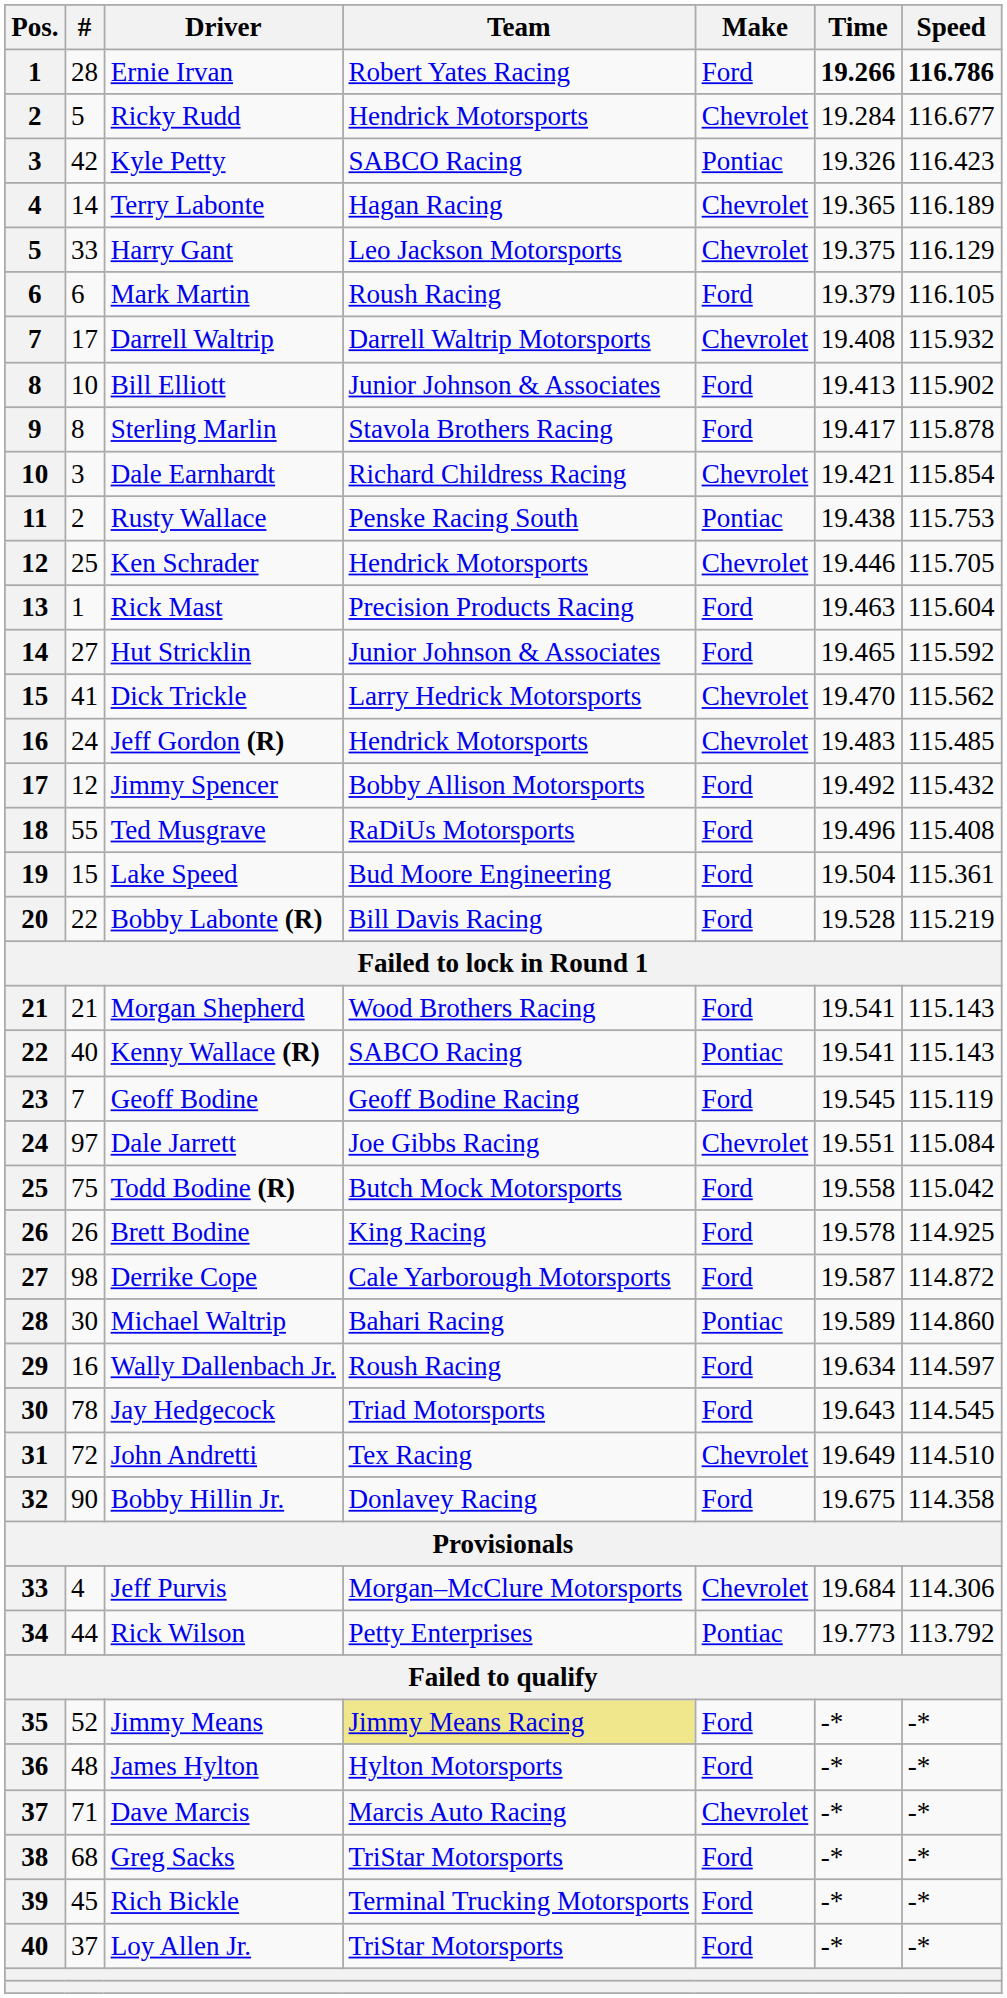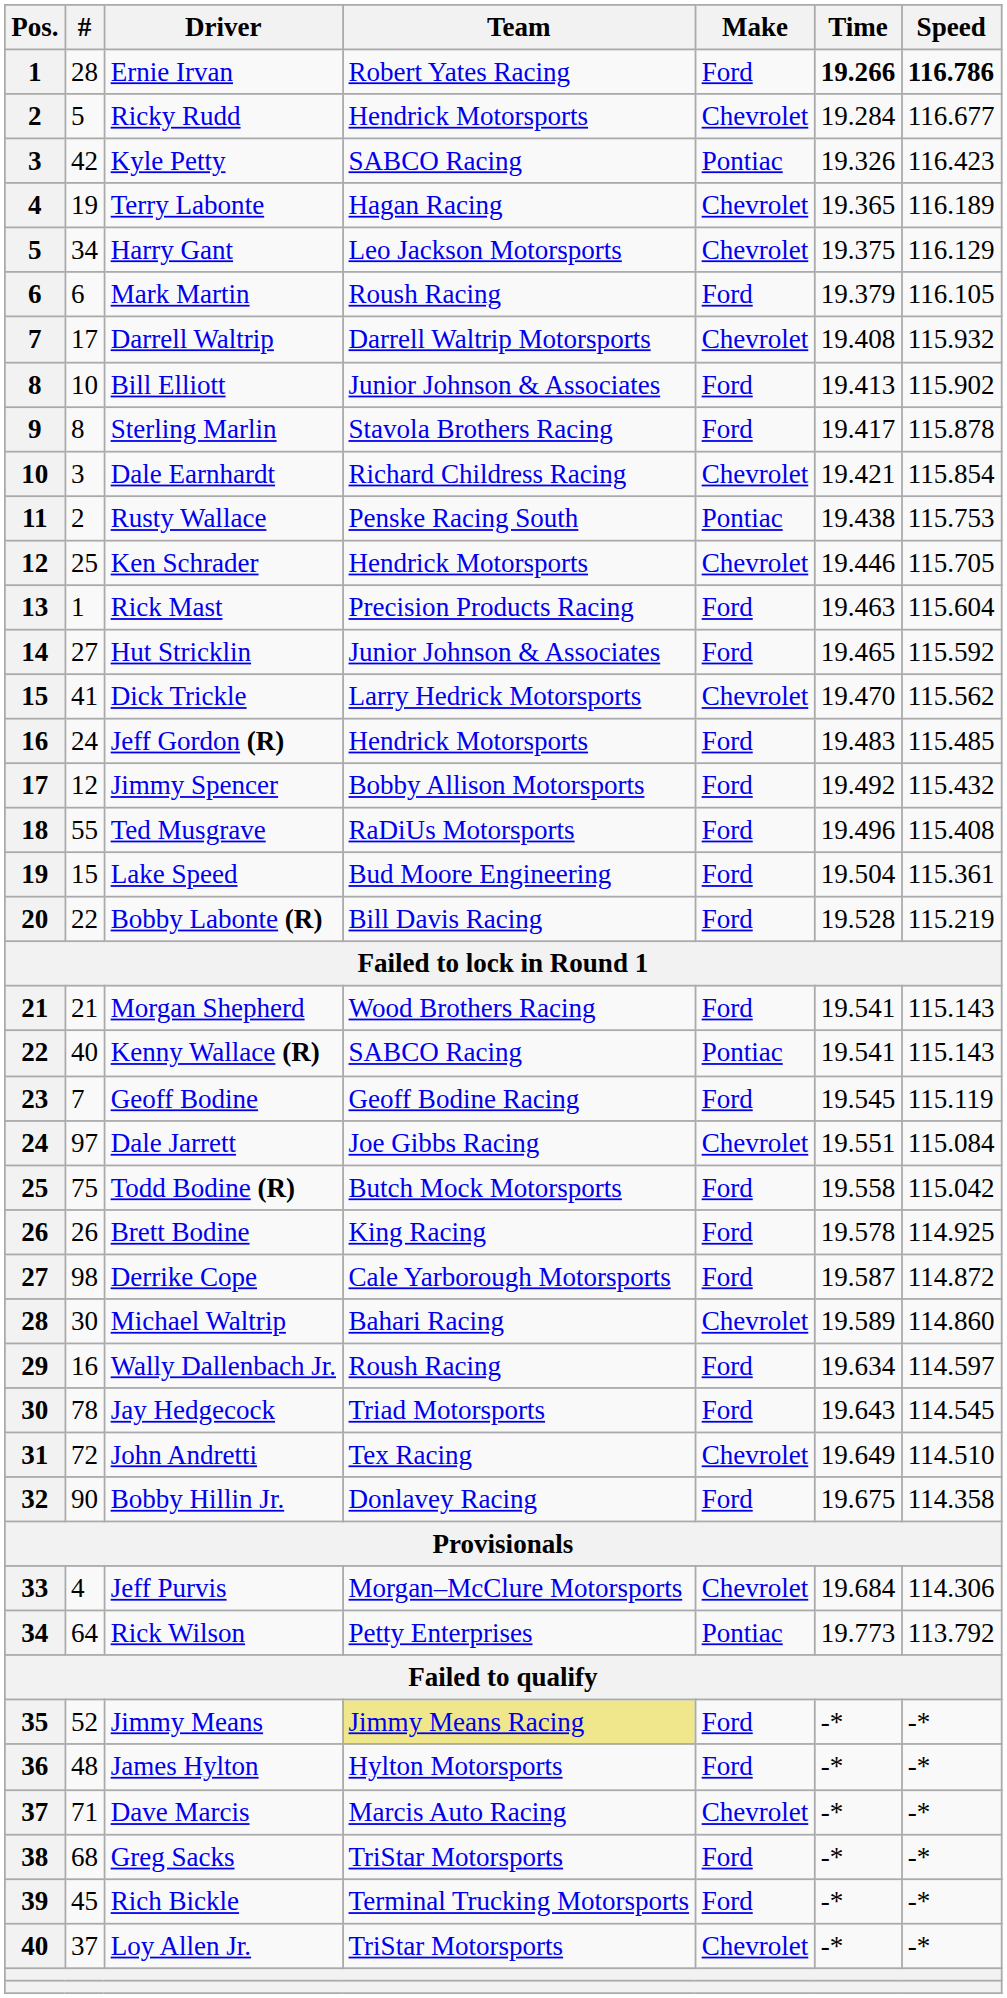(85, 205) 14 -> (85, 205) 19
(85, 250) 33 -> (85, 250) 34
(755, 740) Chevrolet -> (727, 740) Ford
(742, 1320) Pontiac -> (755, 1320) Chevrolet
(85, 1632) 44 -> (85, 1632) 64
(727, 1945) Ford -> (755, 1945) Chevrolet
